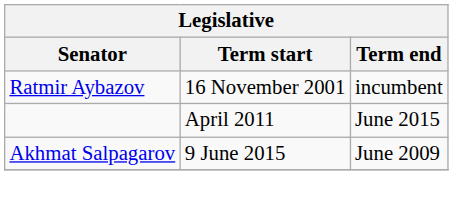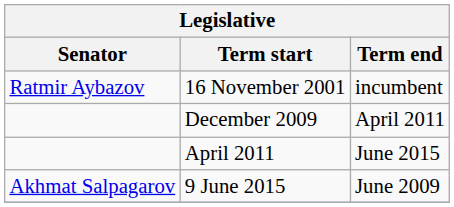+ row: (251, 119)
